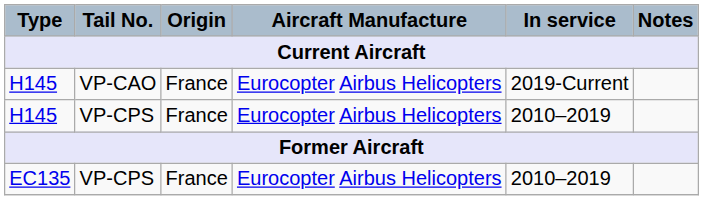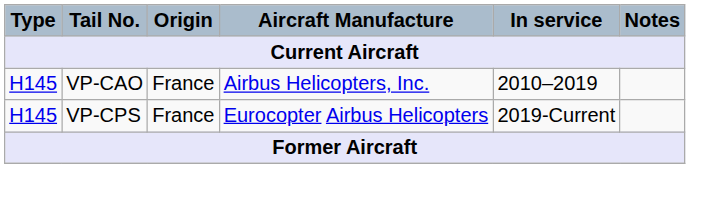(369, 83) Eurocopter Airbus Helicopters -> (326, 83) Airbus Helicopters, Inc.
(570, 83) 2019-Current -> (547, 83) 2010–2019
(561, 115) 2010–2019 -> (556, 115) 2019-Current
- row: (40, 178)
